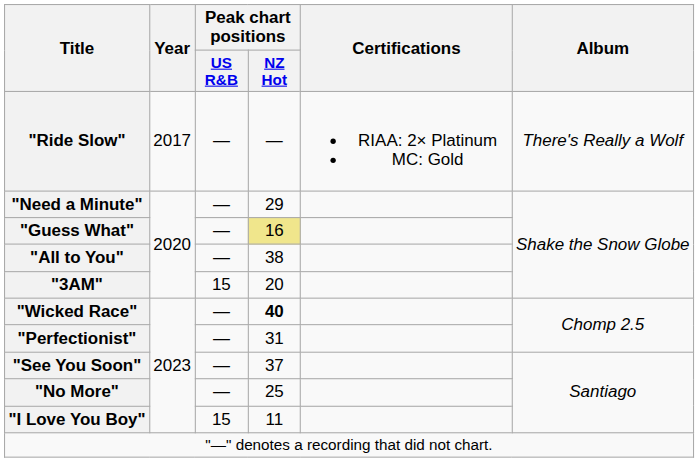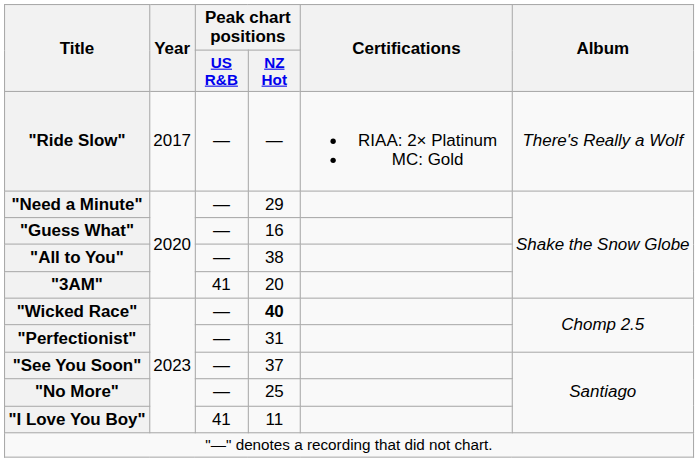(274, 230) khaki background -> (274, 230) no background
(221, 284) 15 -> (221, 284) 41
(221, 419) 15 -> (221, 419) 41
